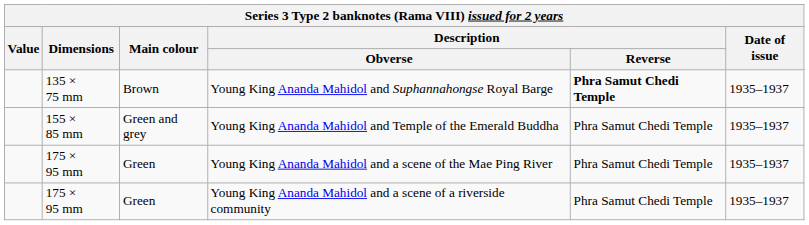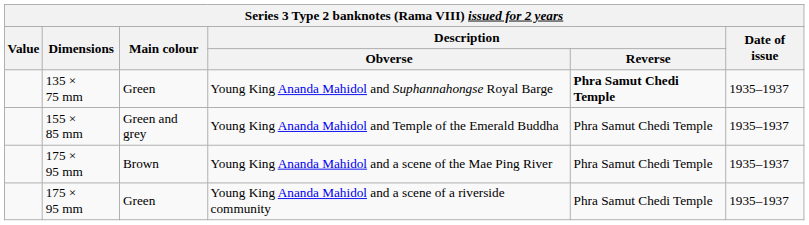(141, 89) Brown -> (139, 89) Green
(139, 164) Green -> (141, 164) Brown
